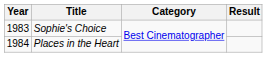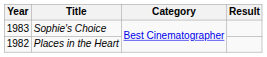(18, 44) 1984 -> (18, 44) 1982
